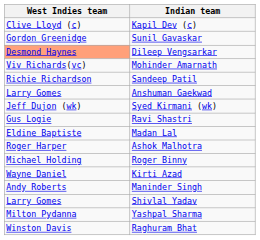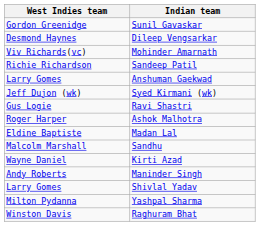- row: (164, 25)
(41, 52) lightsalmon background -> (41, 38) no background
rows swapped: (167, 147) <-> (154, 133)
- row: (159, 160)
+ row: (147, 147)
